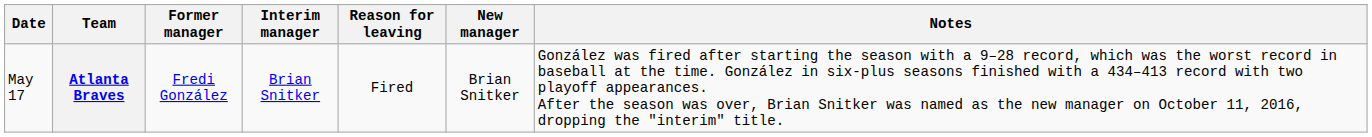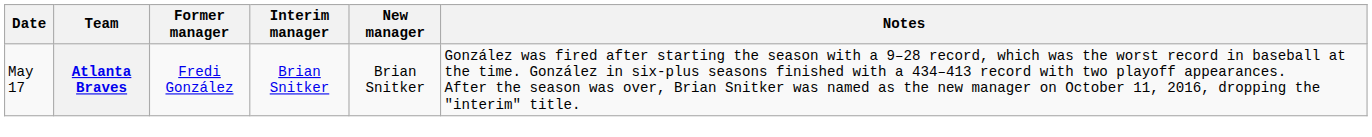- column: (392, 24)
